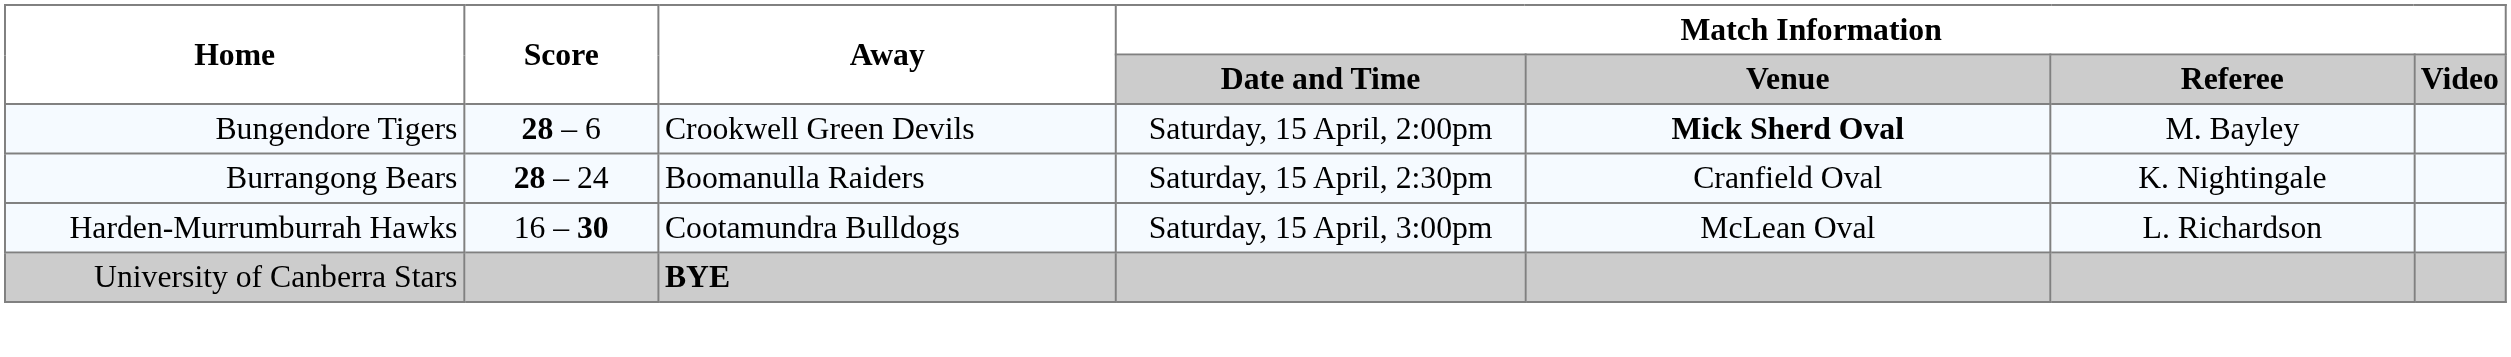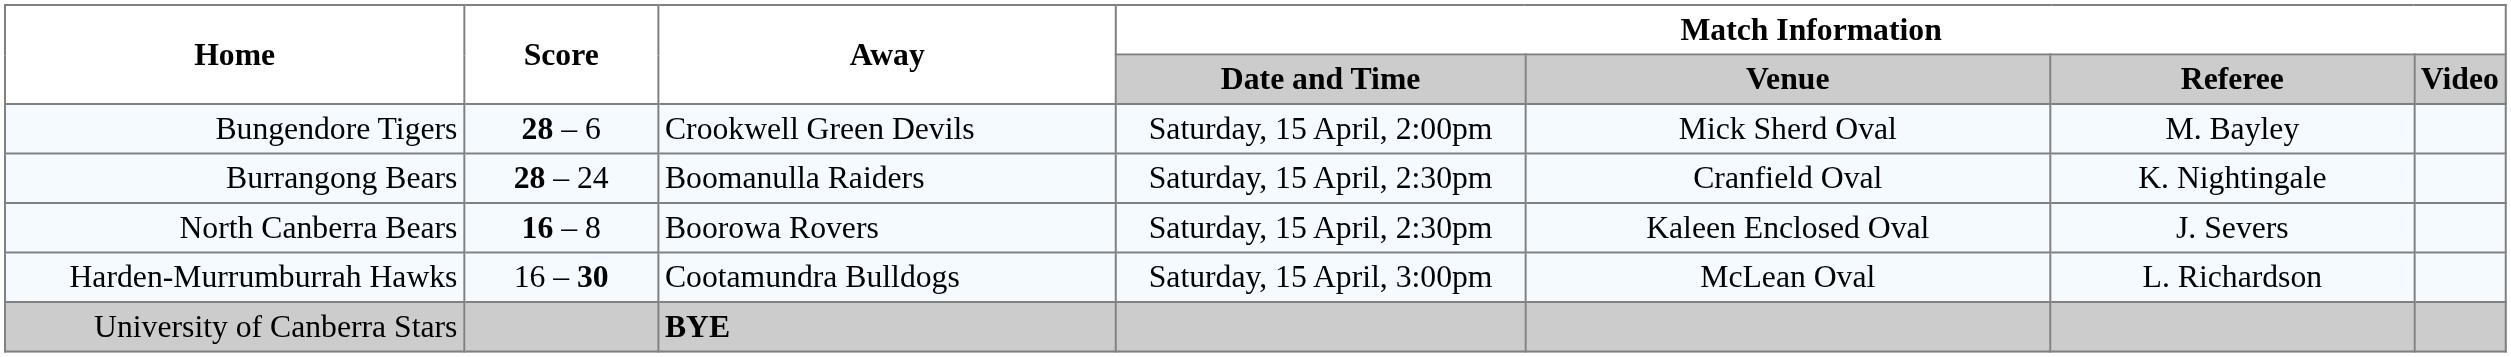(1788, 128) bold -> (1788, 128) normal
+ row: (318, 227)
